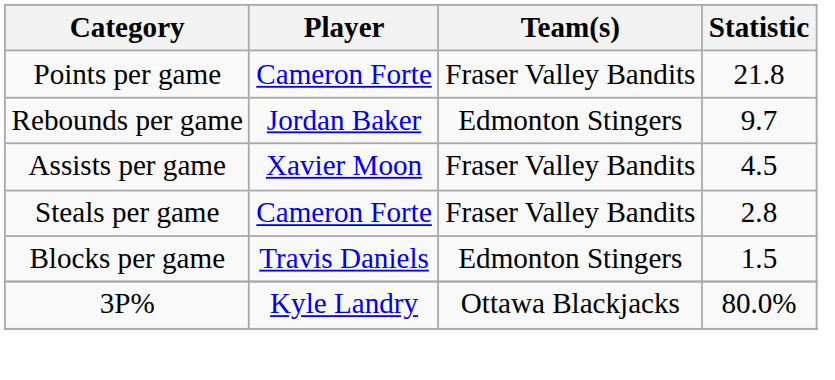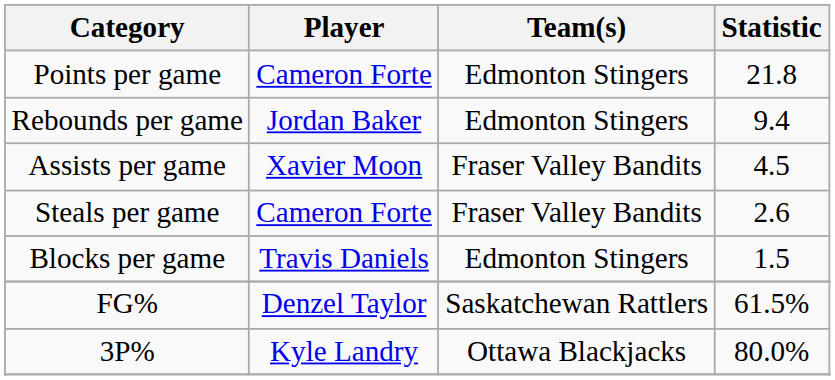(570, 73) Fraser Valley Bandits -> (577, 73) Edmonton Stingers
(759, 119) 9.7 -> (772, 119) 9.4
(759, 212) 2.8 -> (772, 212) 2.6
+ row: (127, 304)
